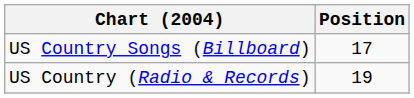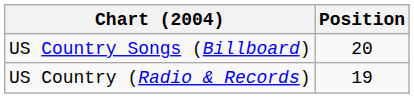(362, 49) 17 -> (362, 49) 20
